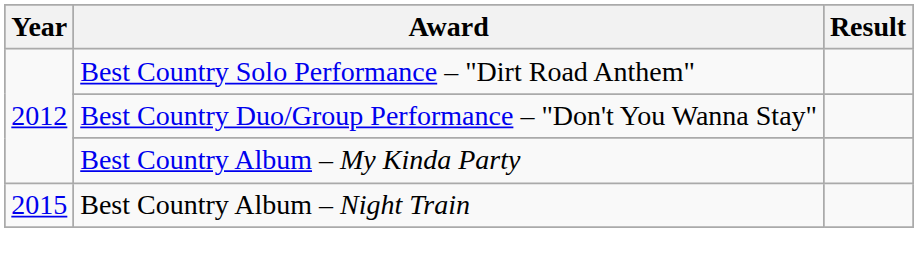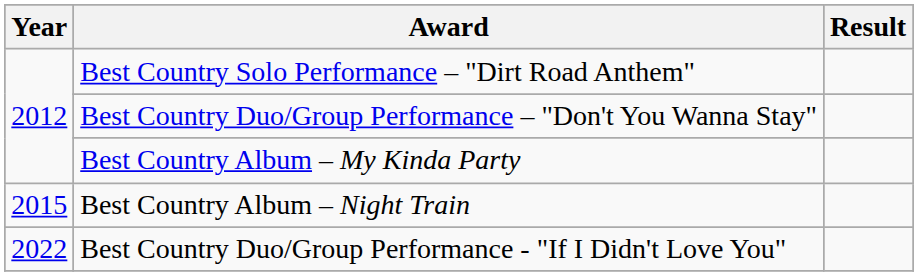+ row: (433, 248)
